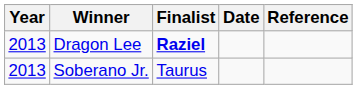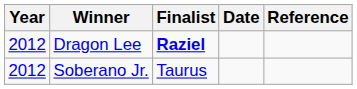(27, 44) 2013 -> (27, 44) 2012
(27, 71) 2013 -> (27, 71) 2012
